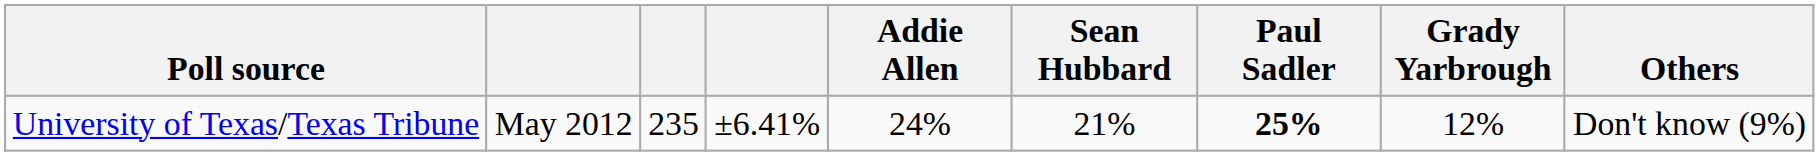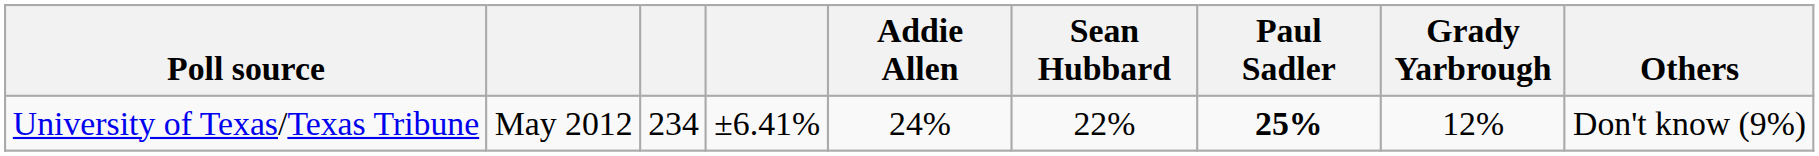(673, 122) 235 -> (673, 122) 234
(1104, 122) 21% -> (1104, 122) 22%
